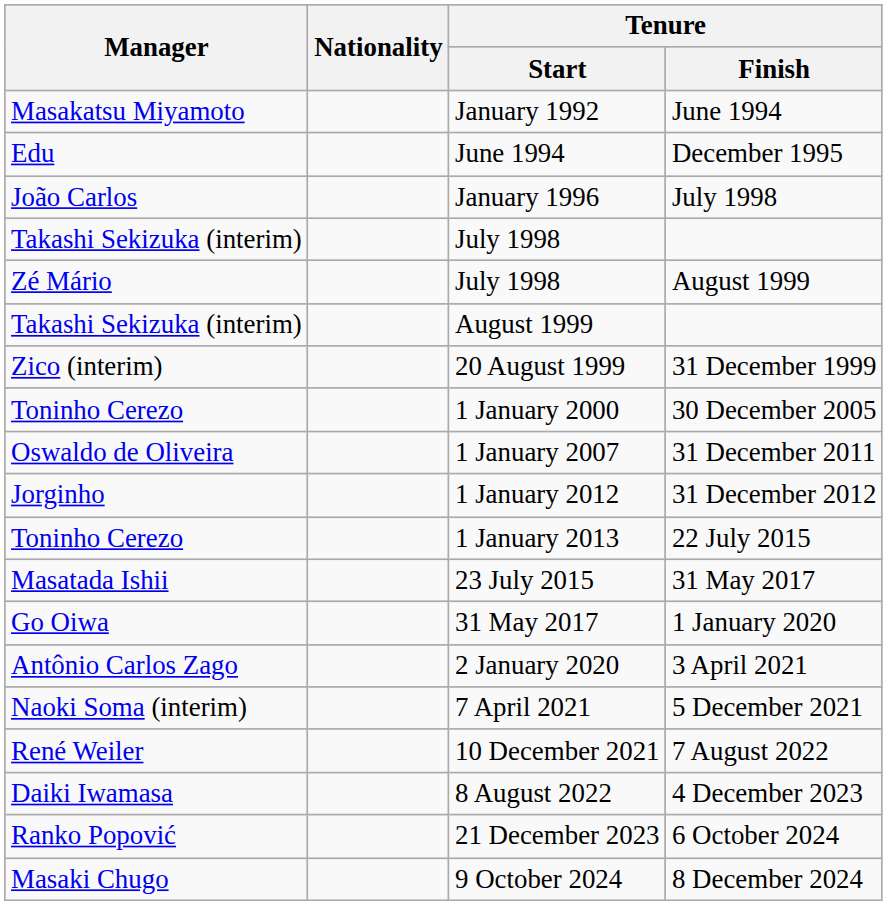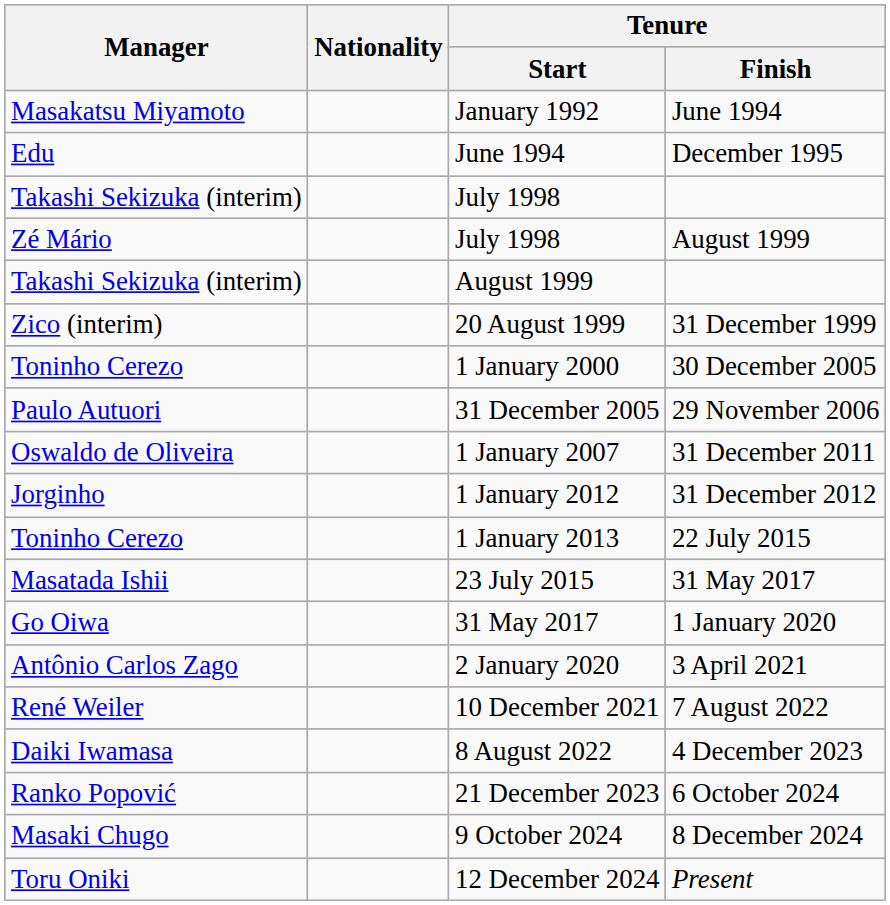- row: (527, 196)
+ row: (557, 409)
- row: (523, 707)
+ row: (557, 878)
